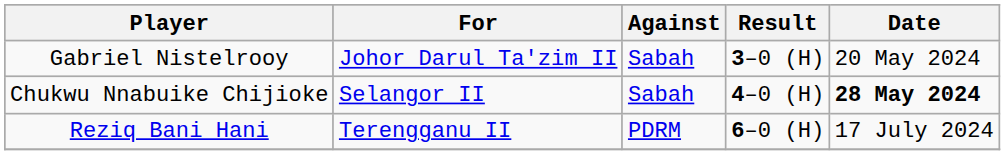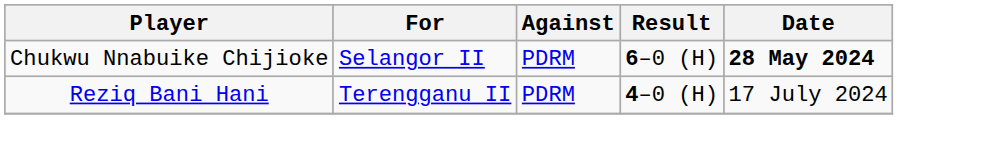- row: (169, 59)
(661, 95) Sabah -> (548, 59) PDRM
(778, 95) 4–0 (H) -> (672, 59) 6–0 (H)
(778, 131) 6–0 (H) -> (672, 95) 4–0 (H)
